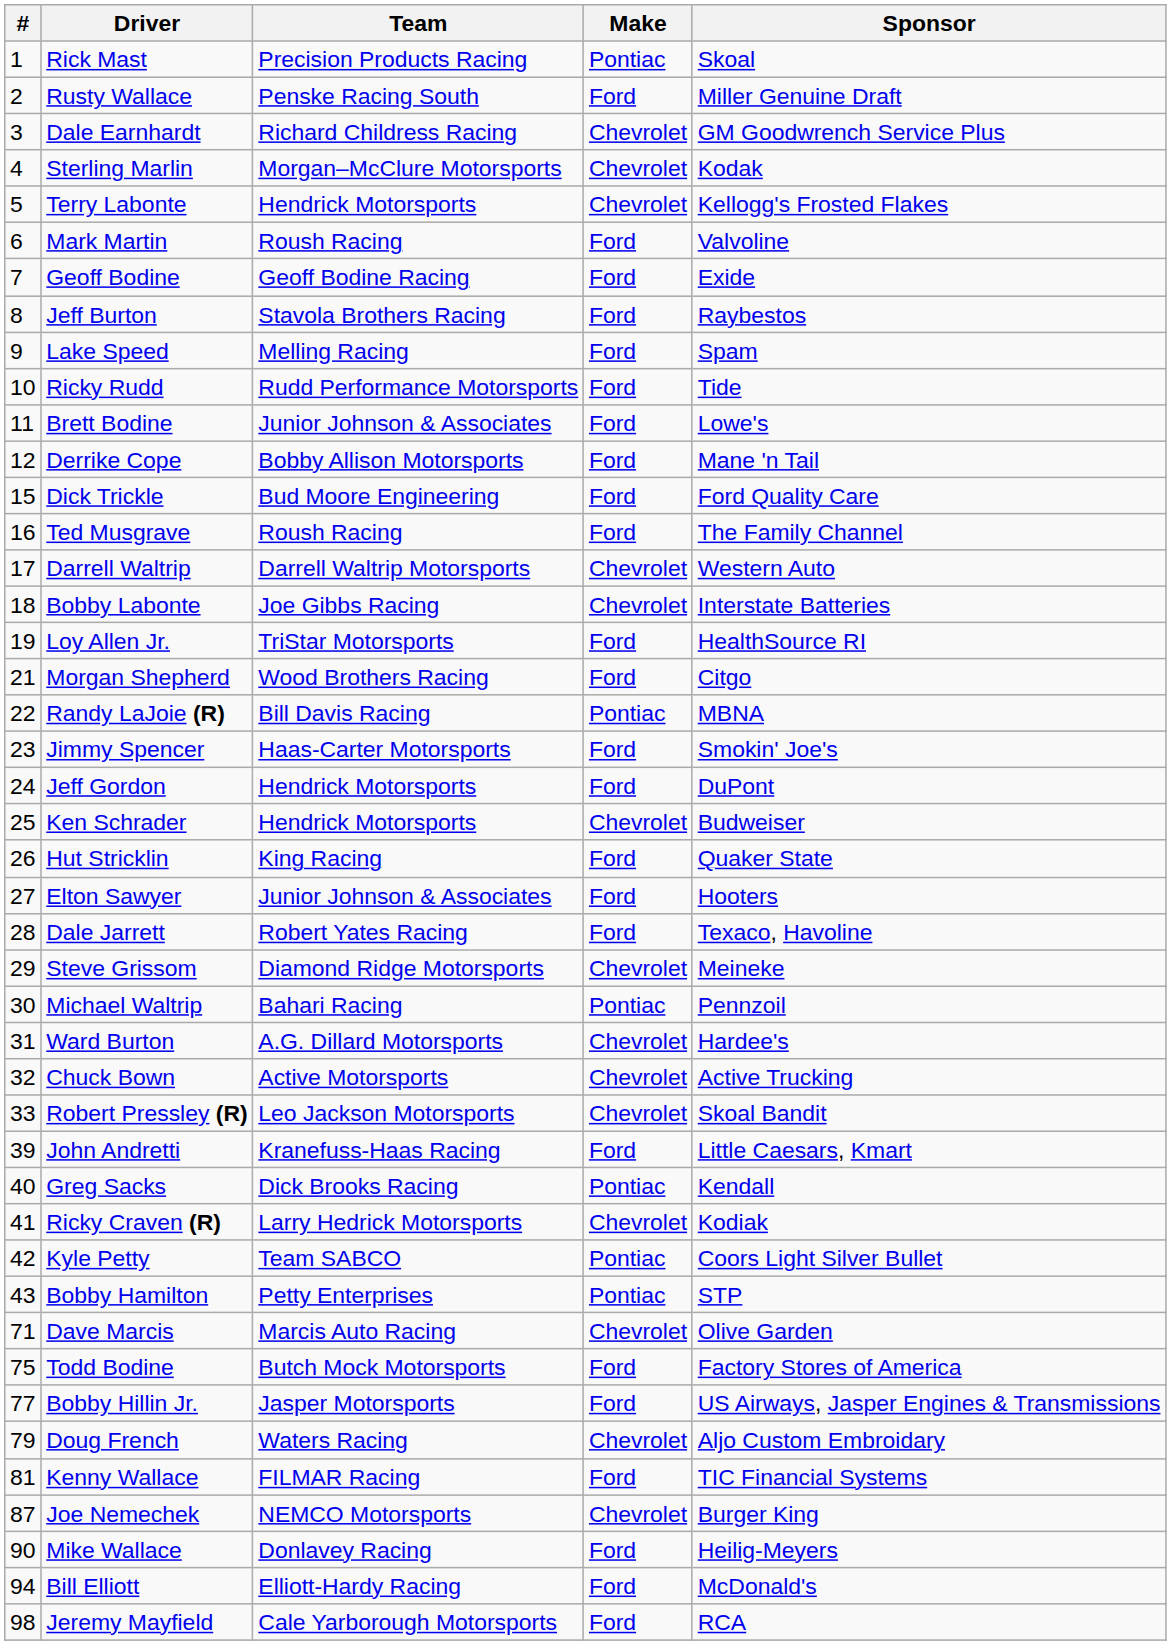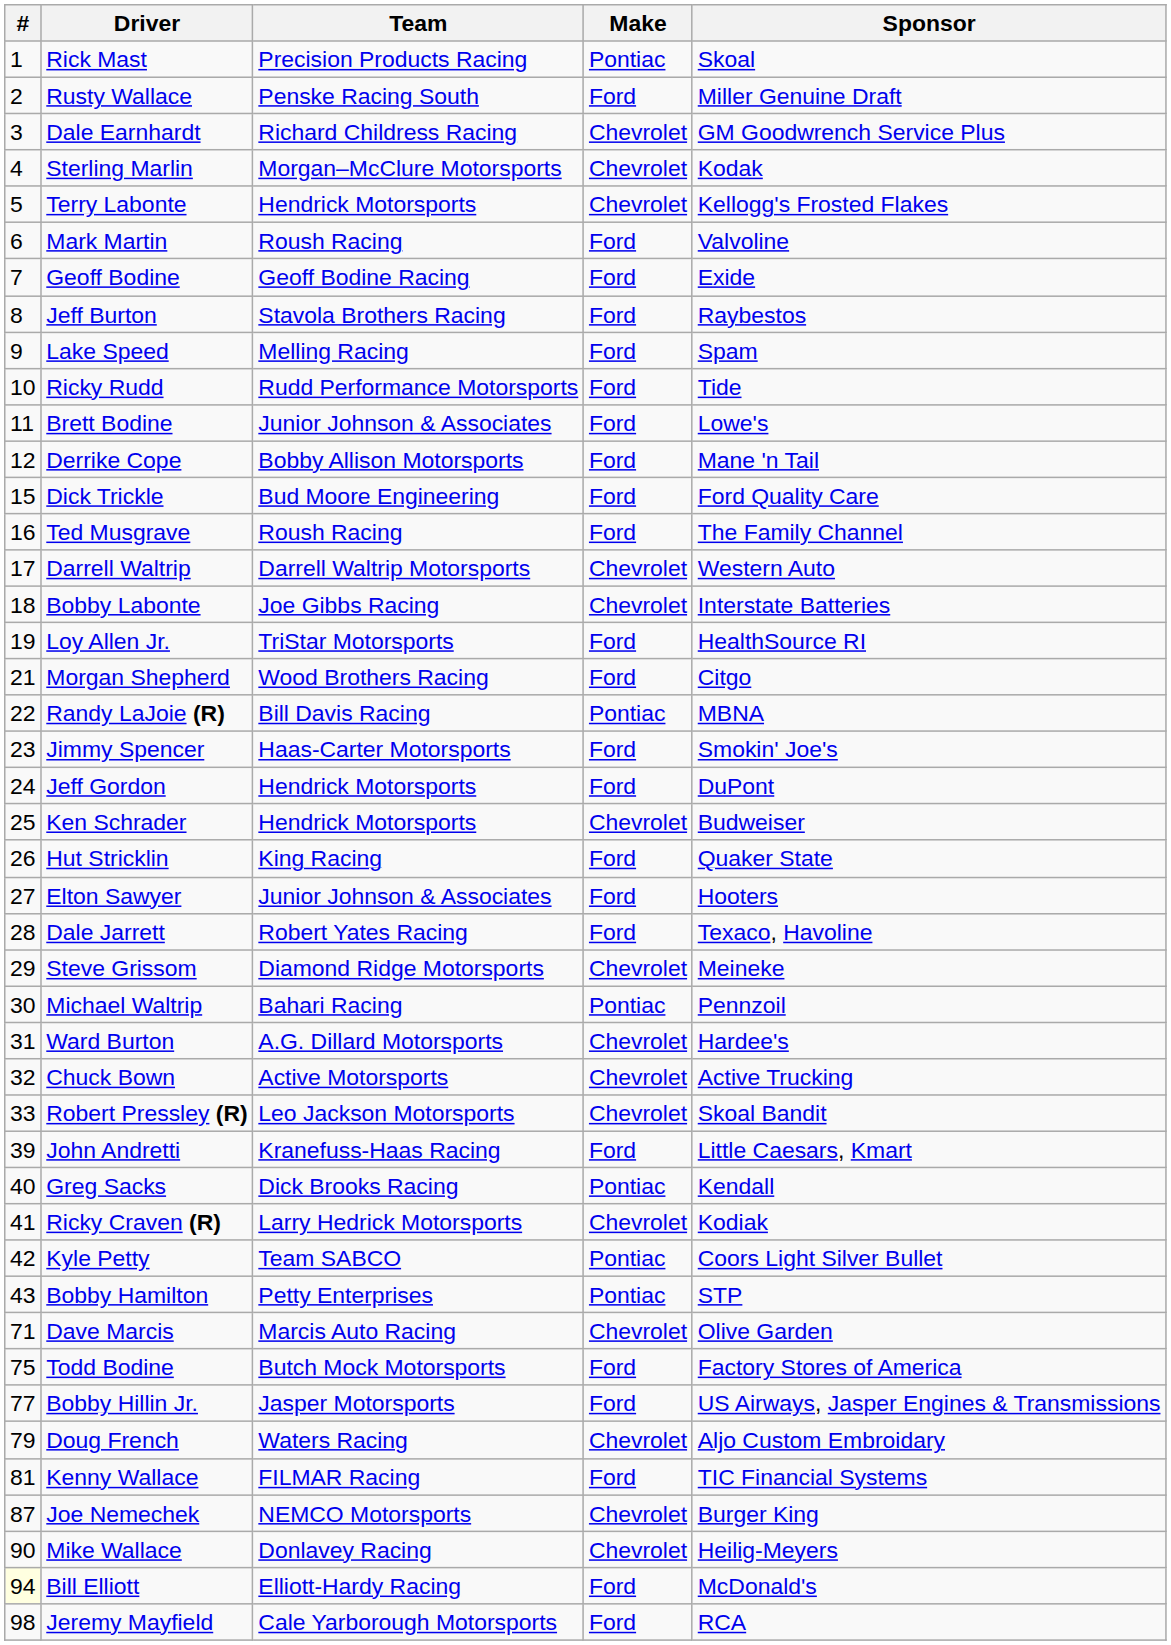(613, 1549) Ford -> (638, 1549) Chevrolet
(23, 1585) no background -> (23, 1585) lightyellow background
